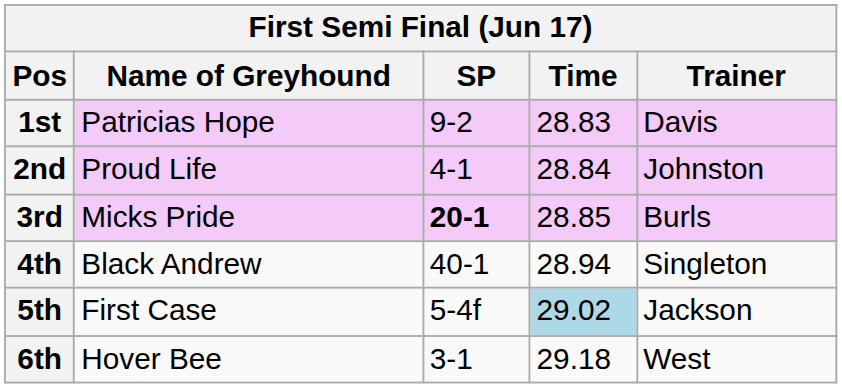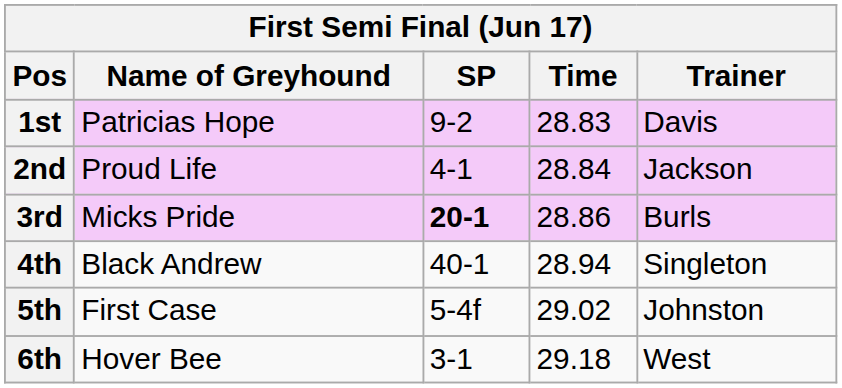(704, 169) Johnston -> (698, 169) Jackson
(574, 216) 28.85 -> (574, 216) 28.86
(574, 311) lightblue background -> (574, 311) no background
(698, 311) Jackson -> (704, 311) Johnston
